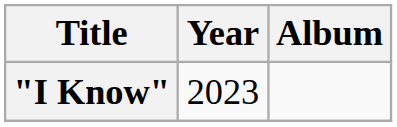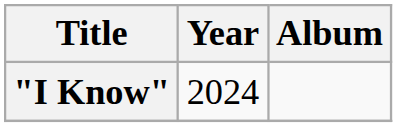(223, 90) 2023 -> (223, 90) 2024
